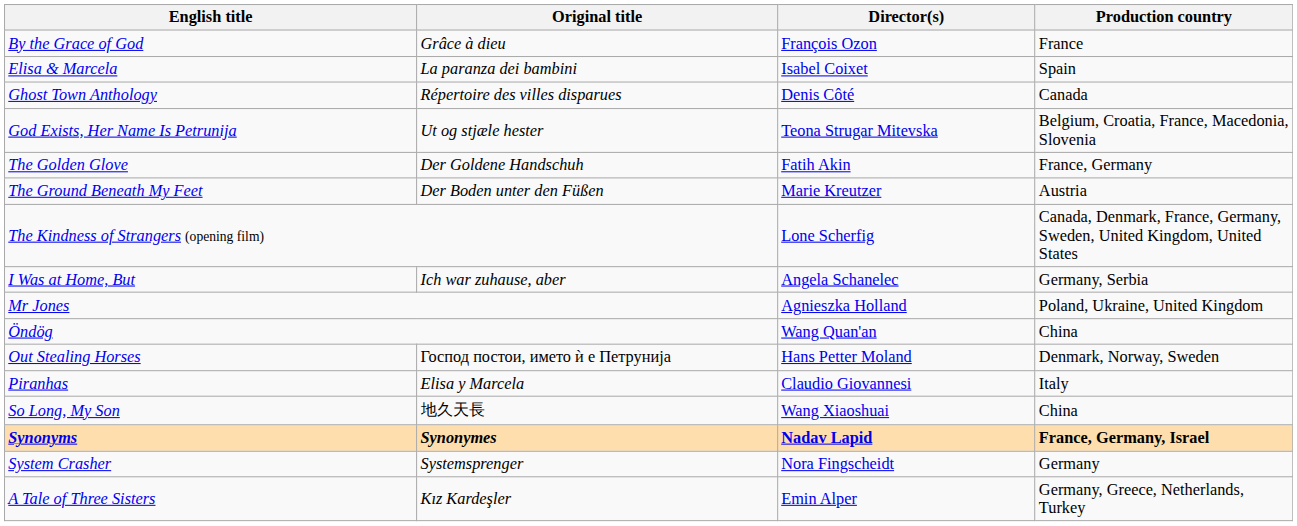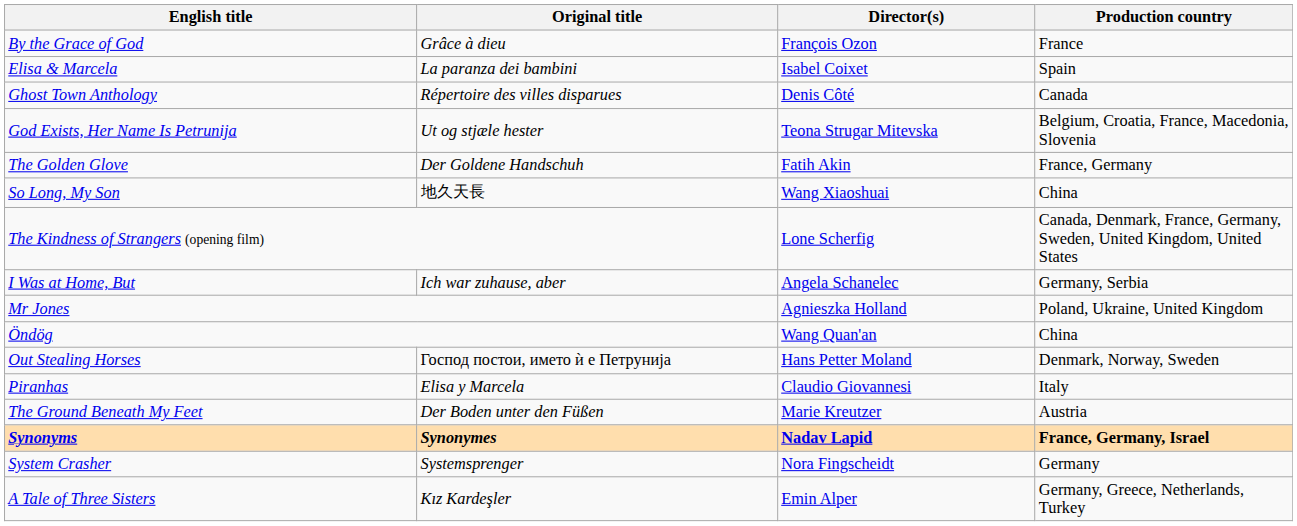rows swapped: (105, 191) <-> (64, 410)
